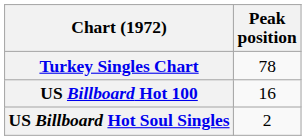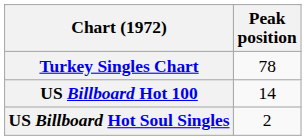(267, 93) 16 -> (267, 93) 14
